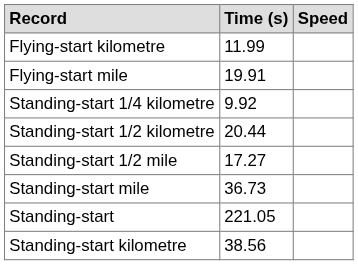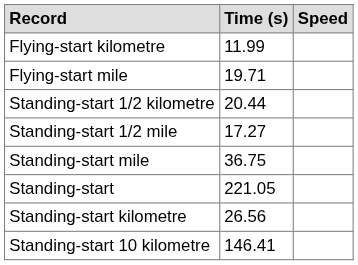(245, 75) 19.91 -> (245, 75) 19.71
- row: (112, 103)
(245, 188) 36.73 -> (245, 160) 36.75
(245, 245) 38.56 -> (245, 217) 26.56
+ row: (110, 245)
